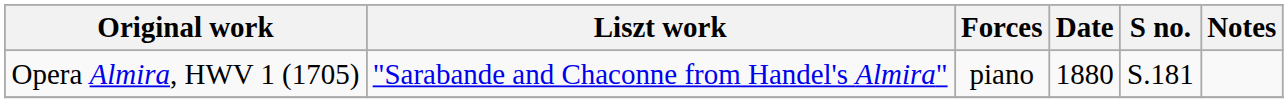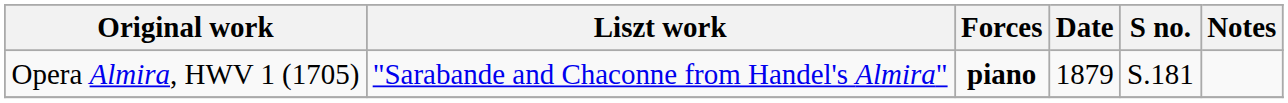(1002, 73) normal -> (1002, 73) bold
(1085, 73) 1880 -> (1085, 73) 1879
